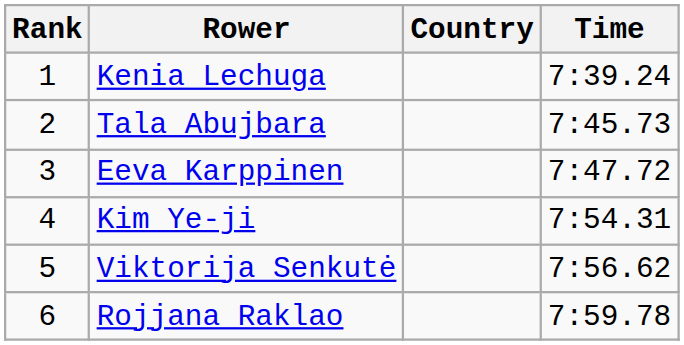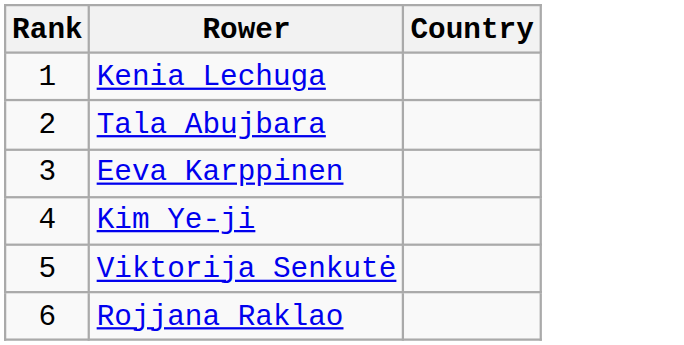- column: (609, 29)
